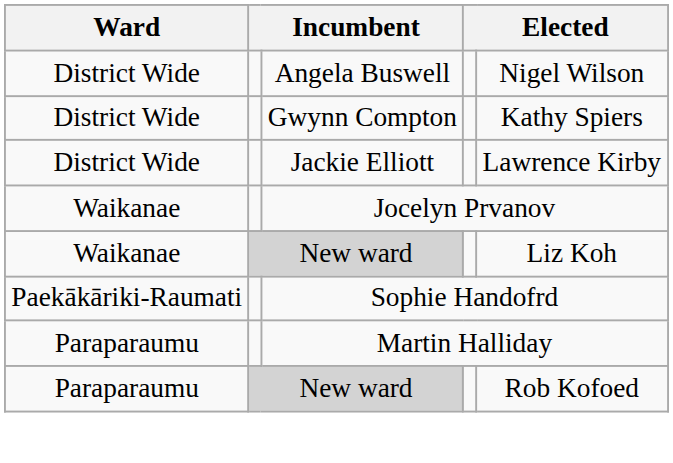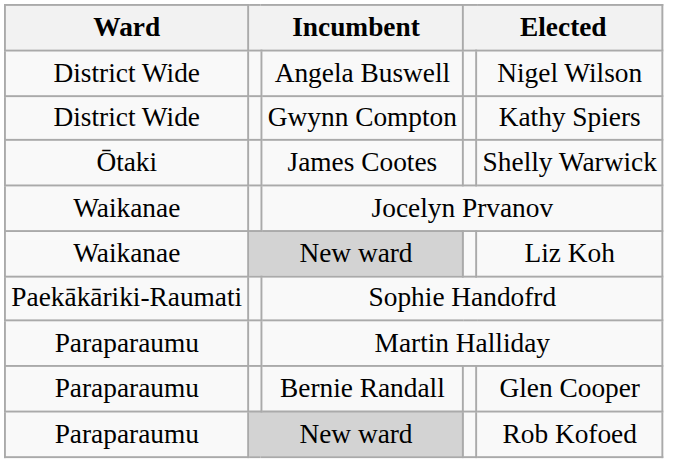- row: (127, 162)
+ row: (127, 162)
+ row: (127, 388)
